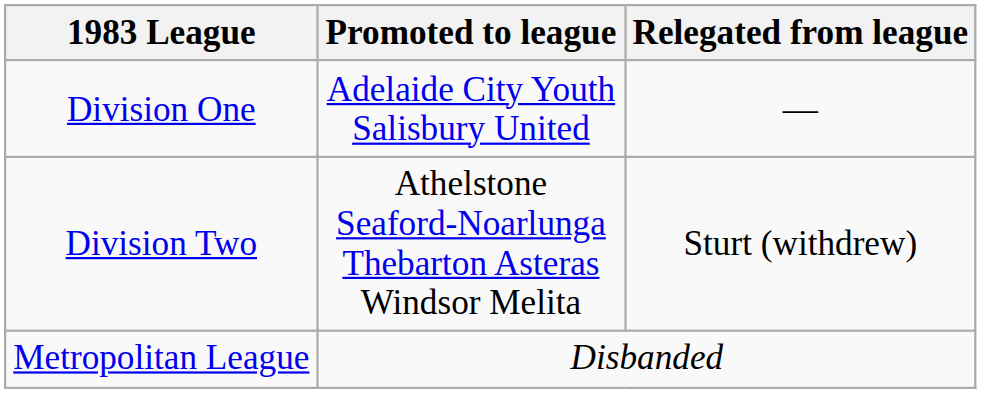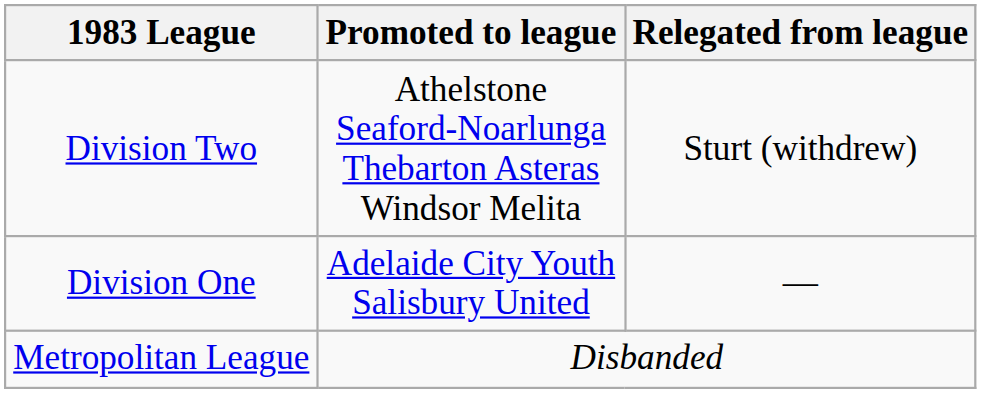rows swapped: (161, 108) <-> (161, 243)
